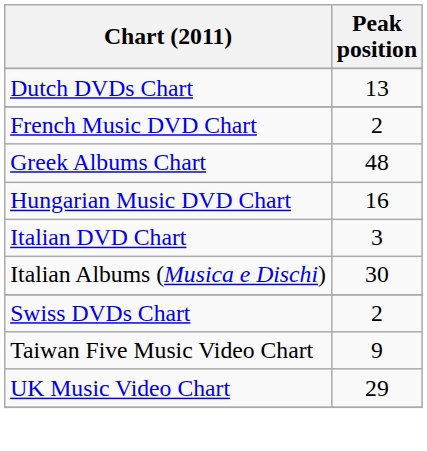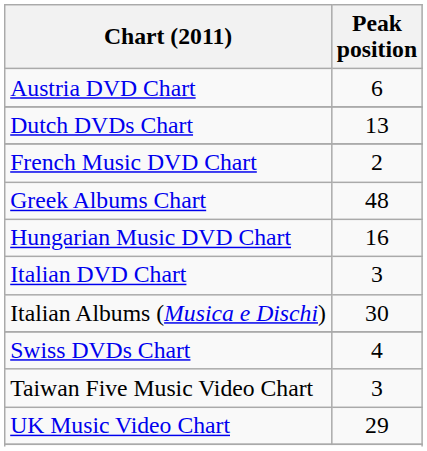+ row: (103, 87)
(377, 312) 2 -> (377, 350) 4
(377, 350) 9 -> (377, 387) 3
